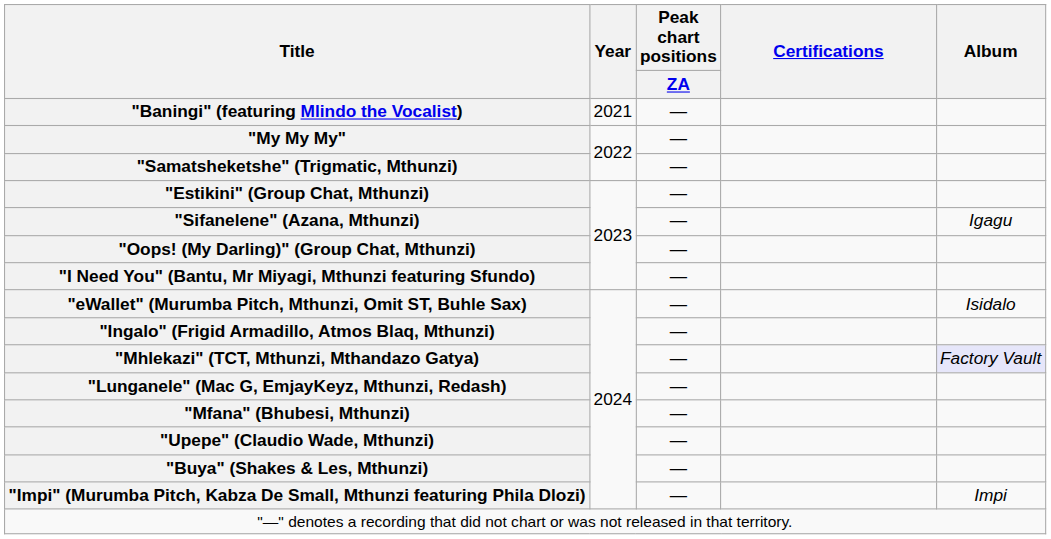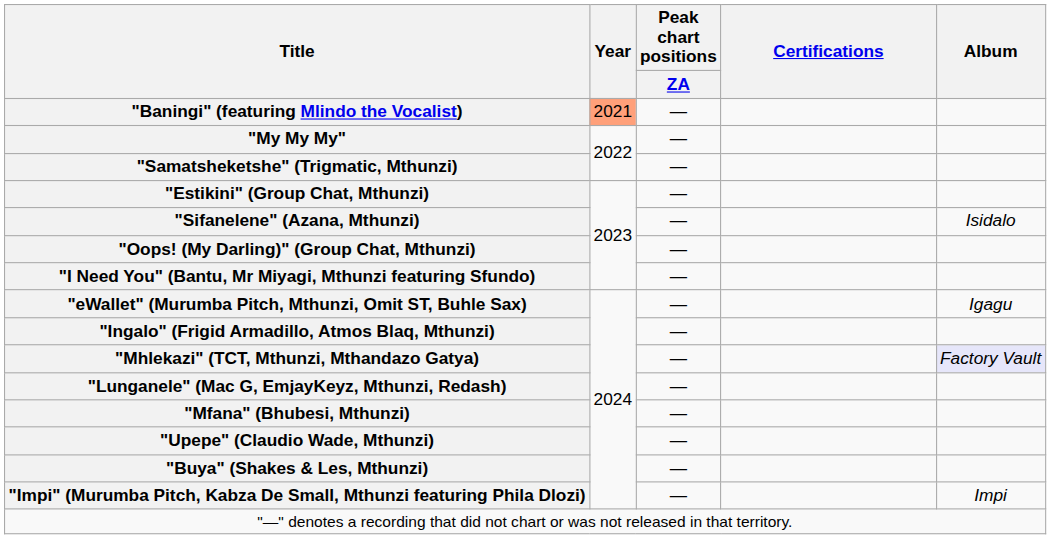(613, 111) no background -> (613, 111) lightsalmon background
(991, 221) Igagu -> (991, 221) Isidalo
(991, 303) Isidalo -> (991, 303) Igagu
